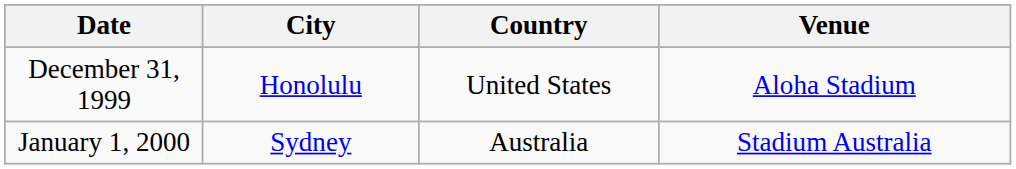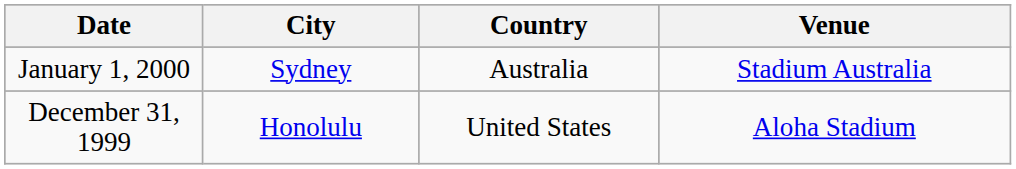rows swapped: (104, 84) <-> (104, 142)
